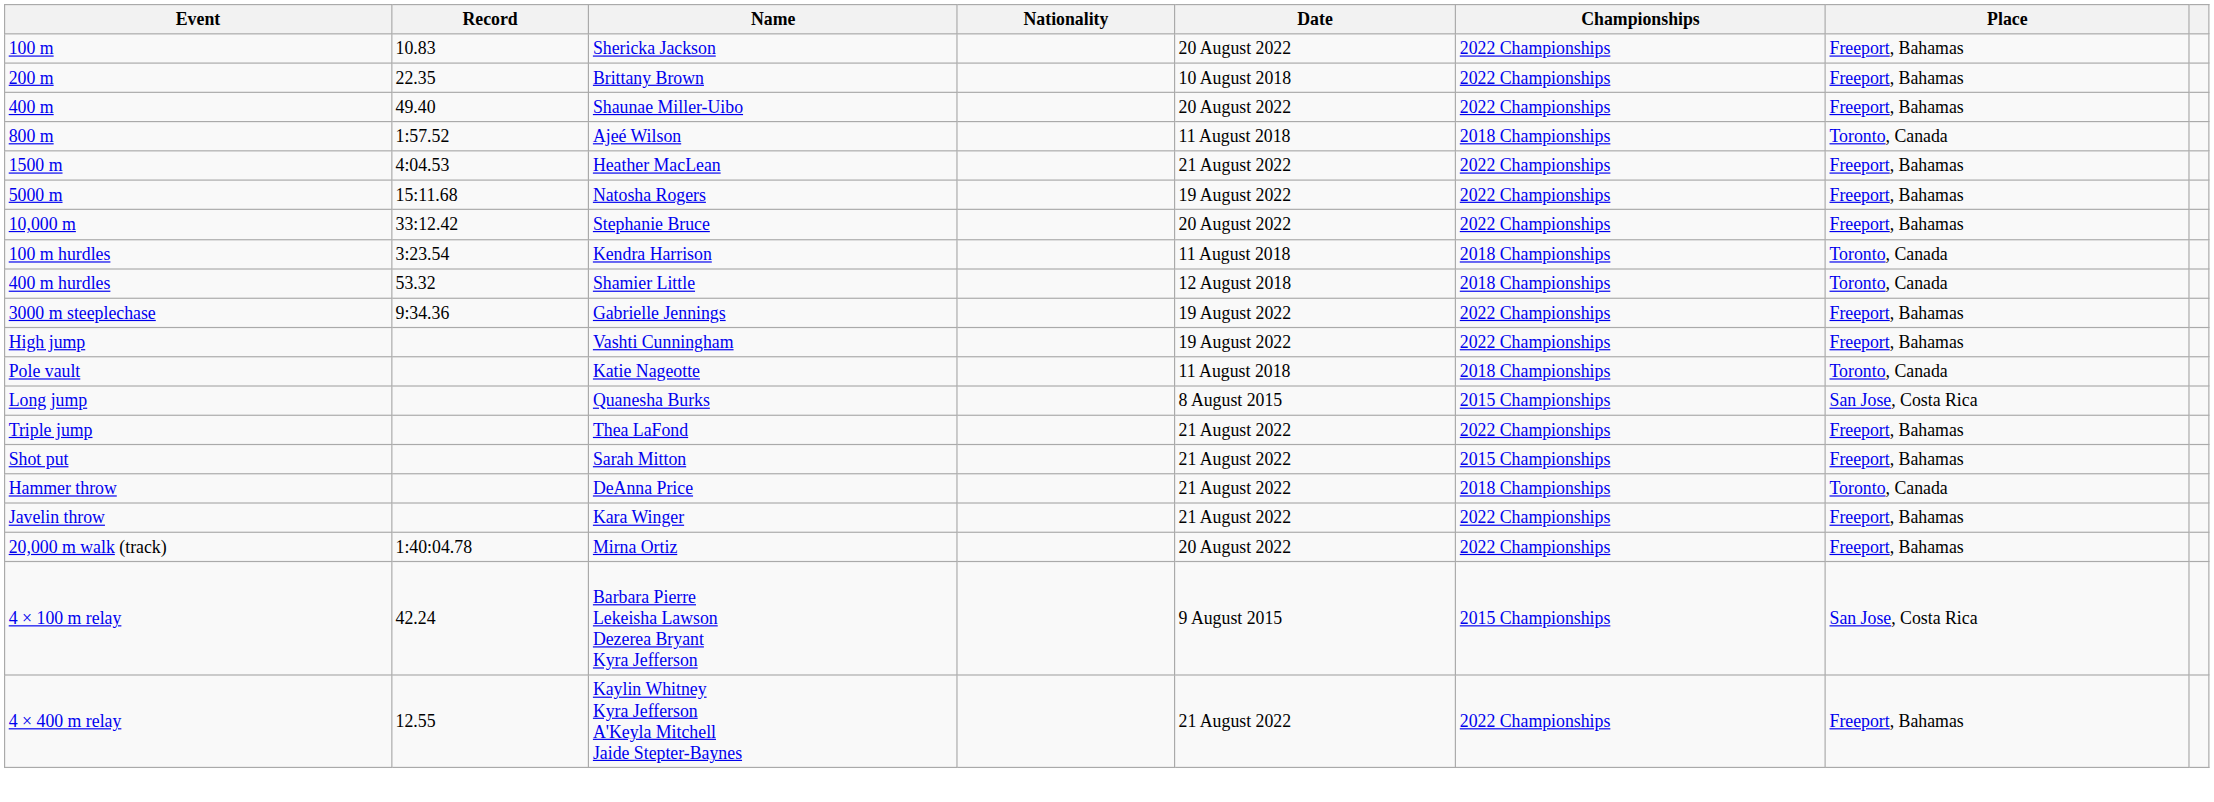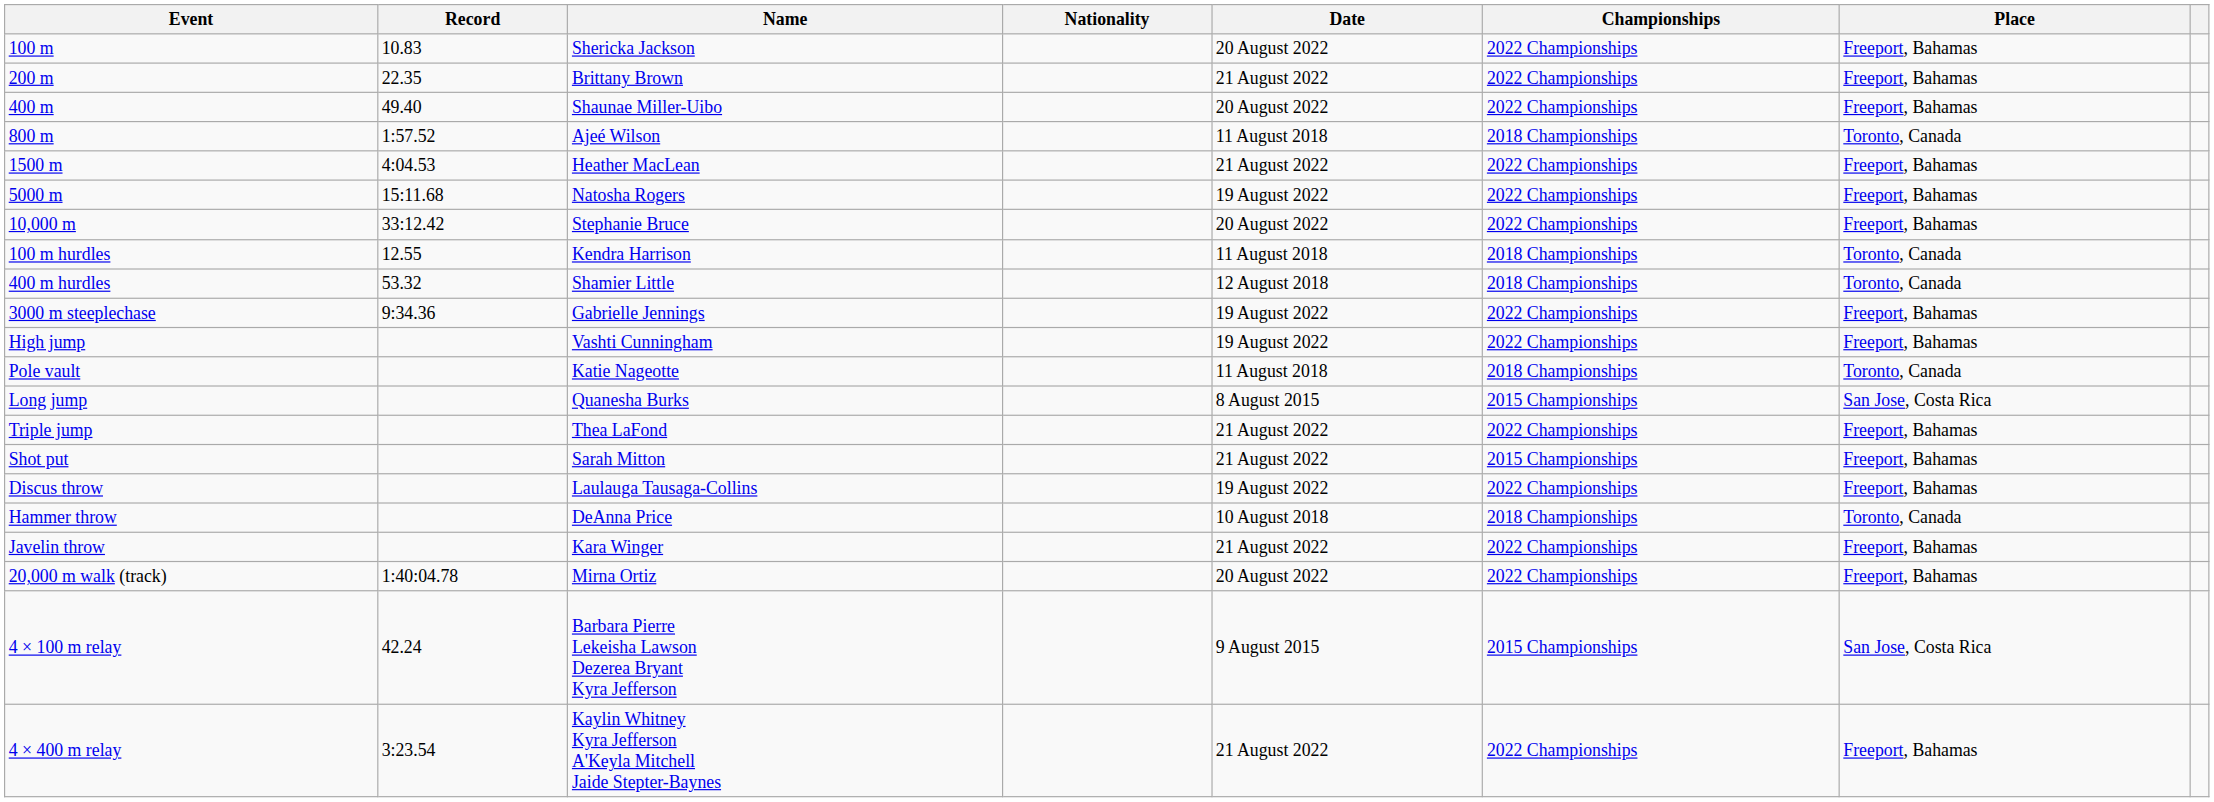(1235, 77) 10 August 2018 -> (1272, 77) 21 August 2022
(422, 253) 3:23.54 -> (402, 253) 12.55
+ row: (56, 488)
(1235, 488) 21 August 2022 -> (1272, 517) 10 August 2018
(416, 721) 12.55 -> (409, 750) 3:23.54
